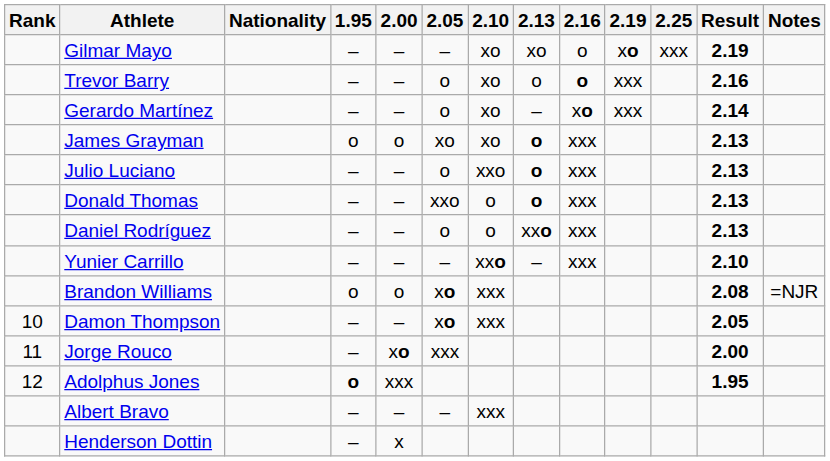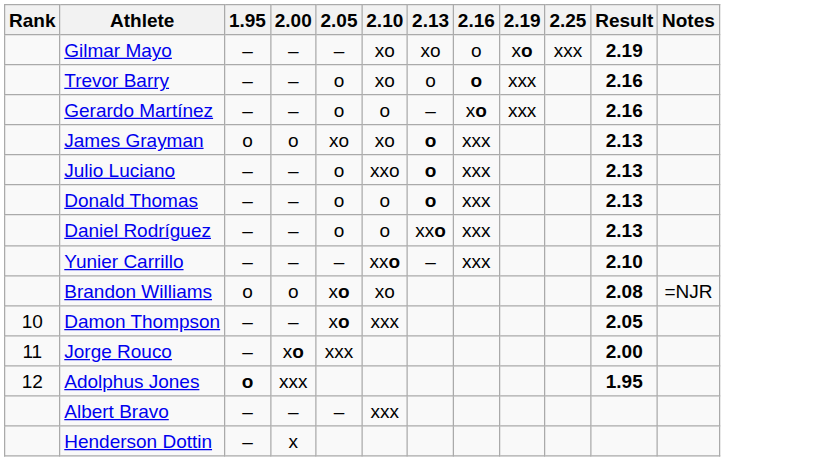- column: (277, 20)
(491, 110) xo -> (385, 110) o
(730, 110) 2.14 -> (624, 110) 2.16
(445, 200) xxo -> (339, 200) o
(491, 291) xxx -> (385, 291) xo
